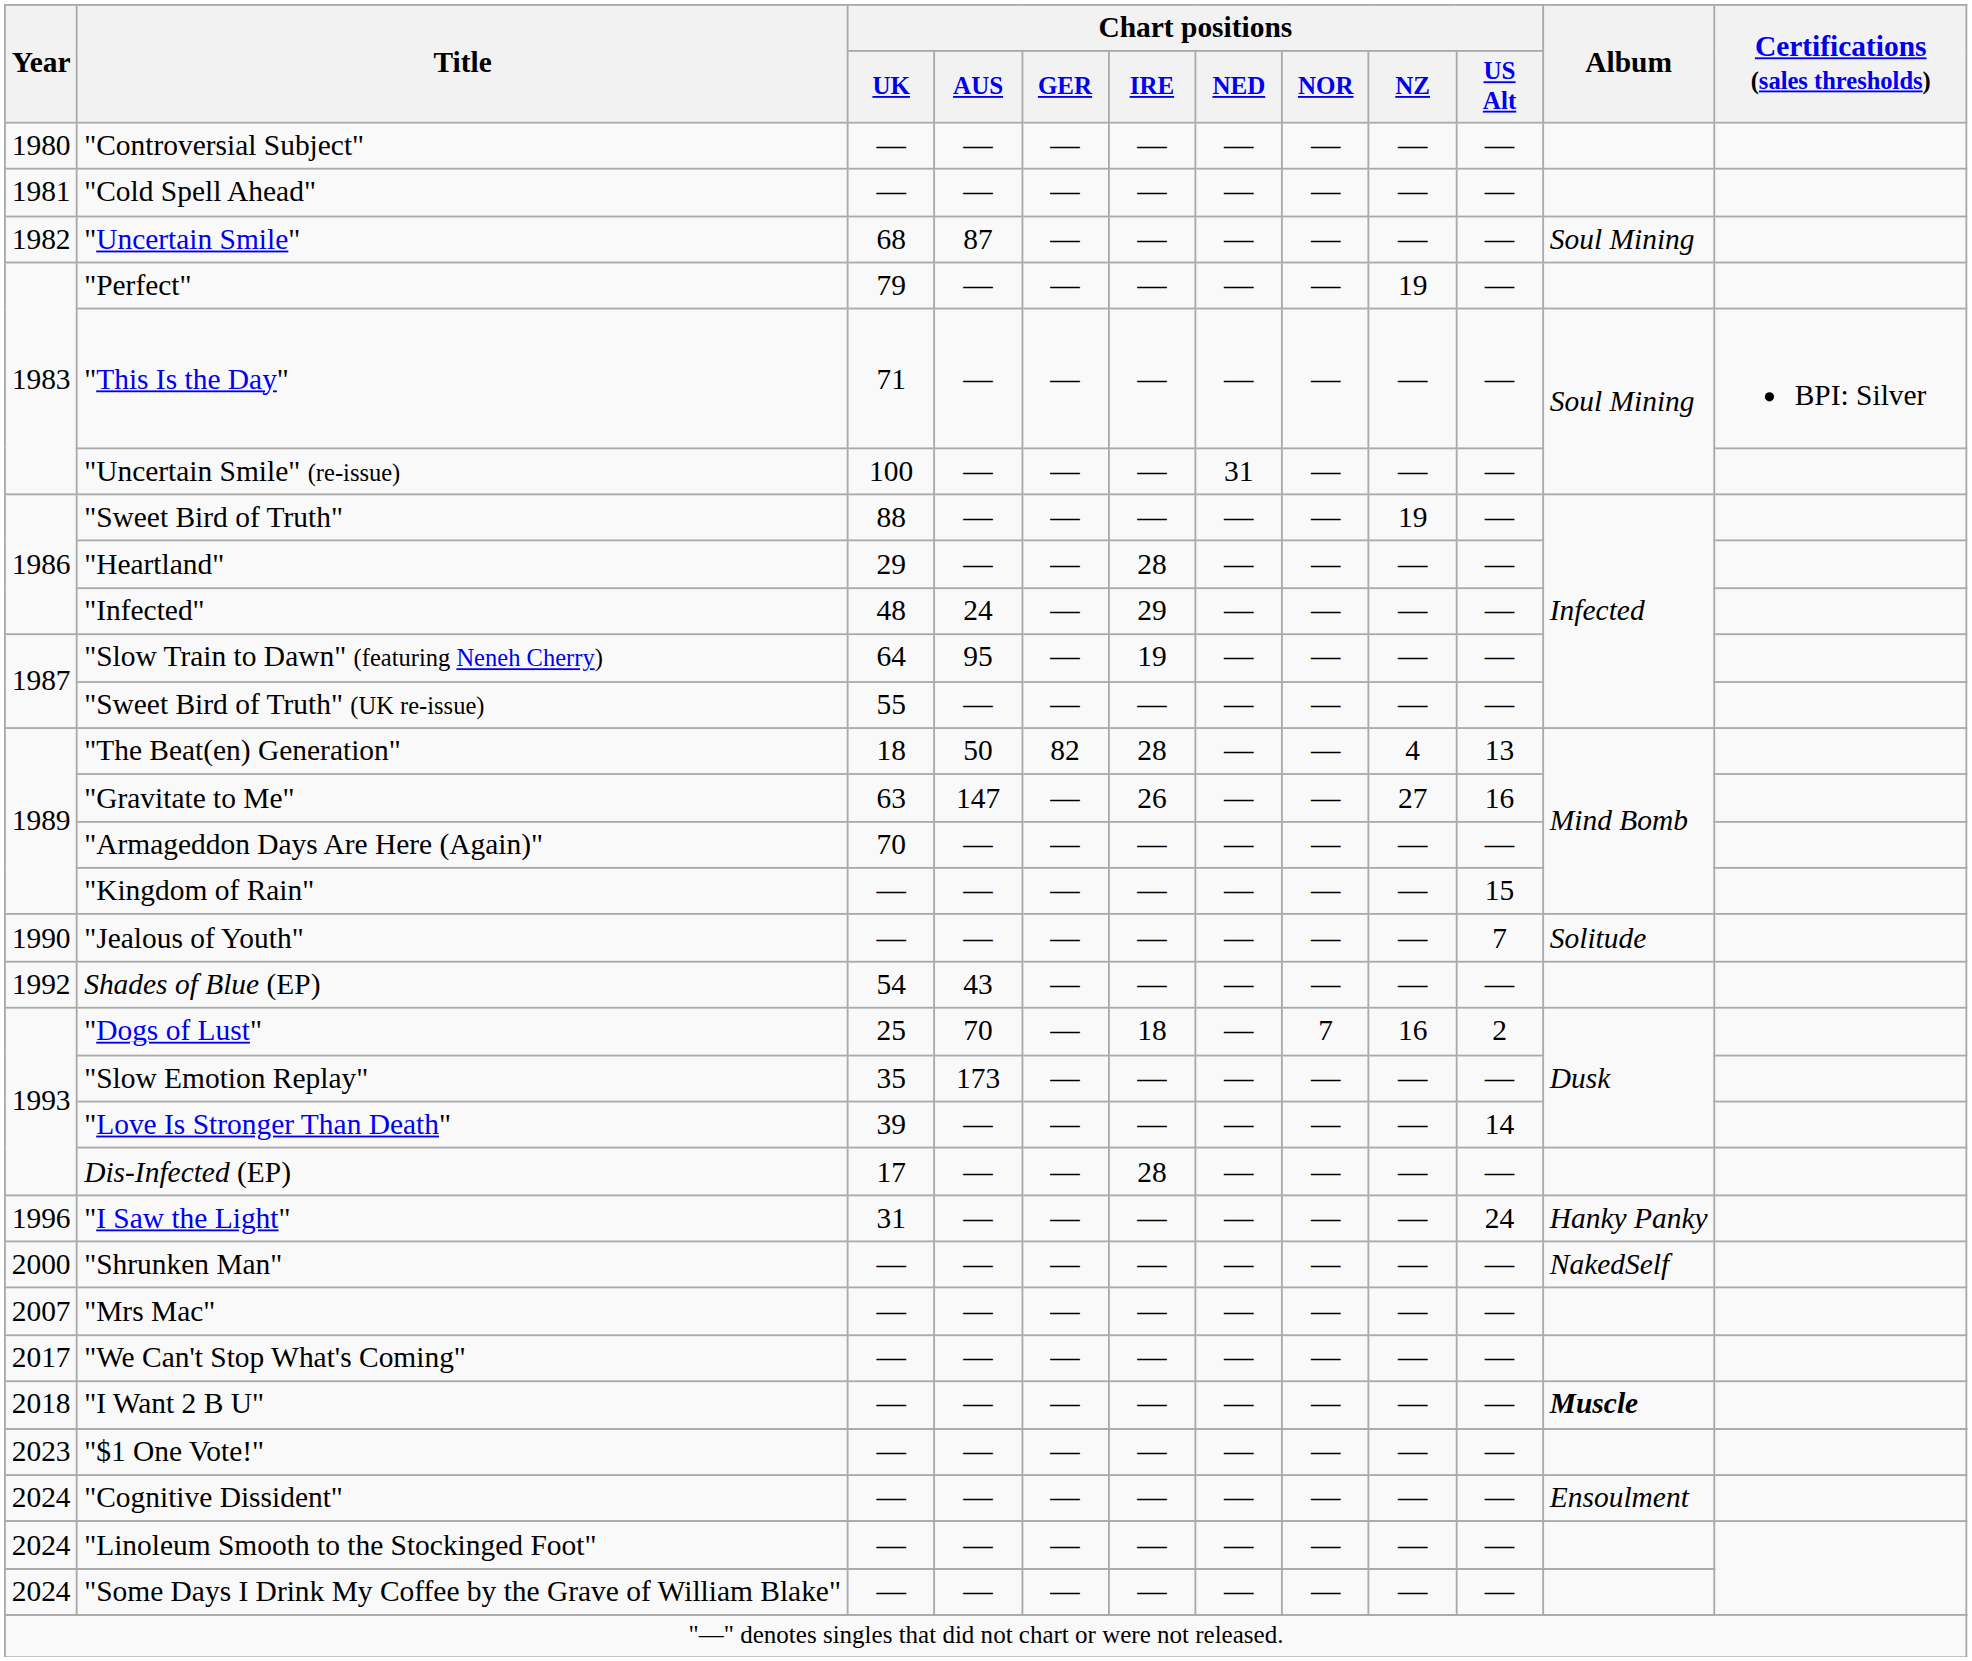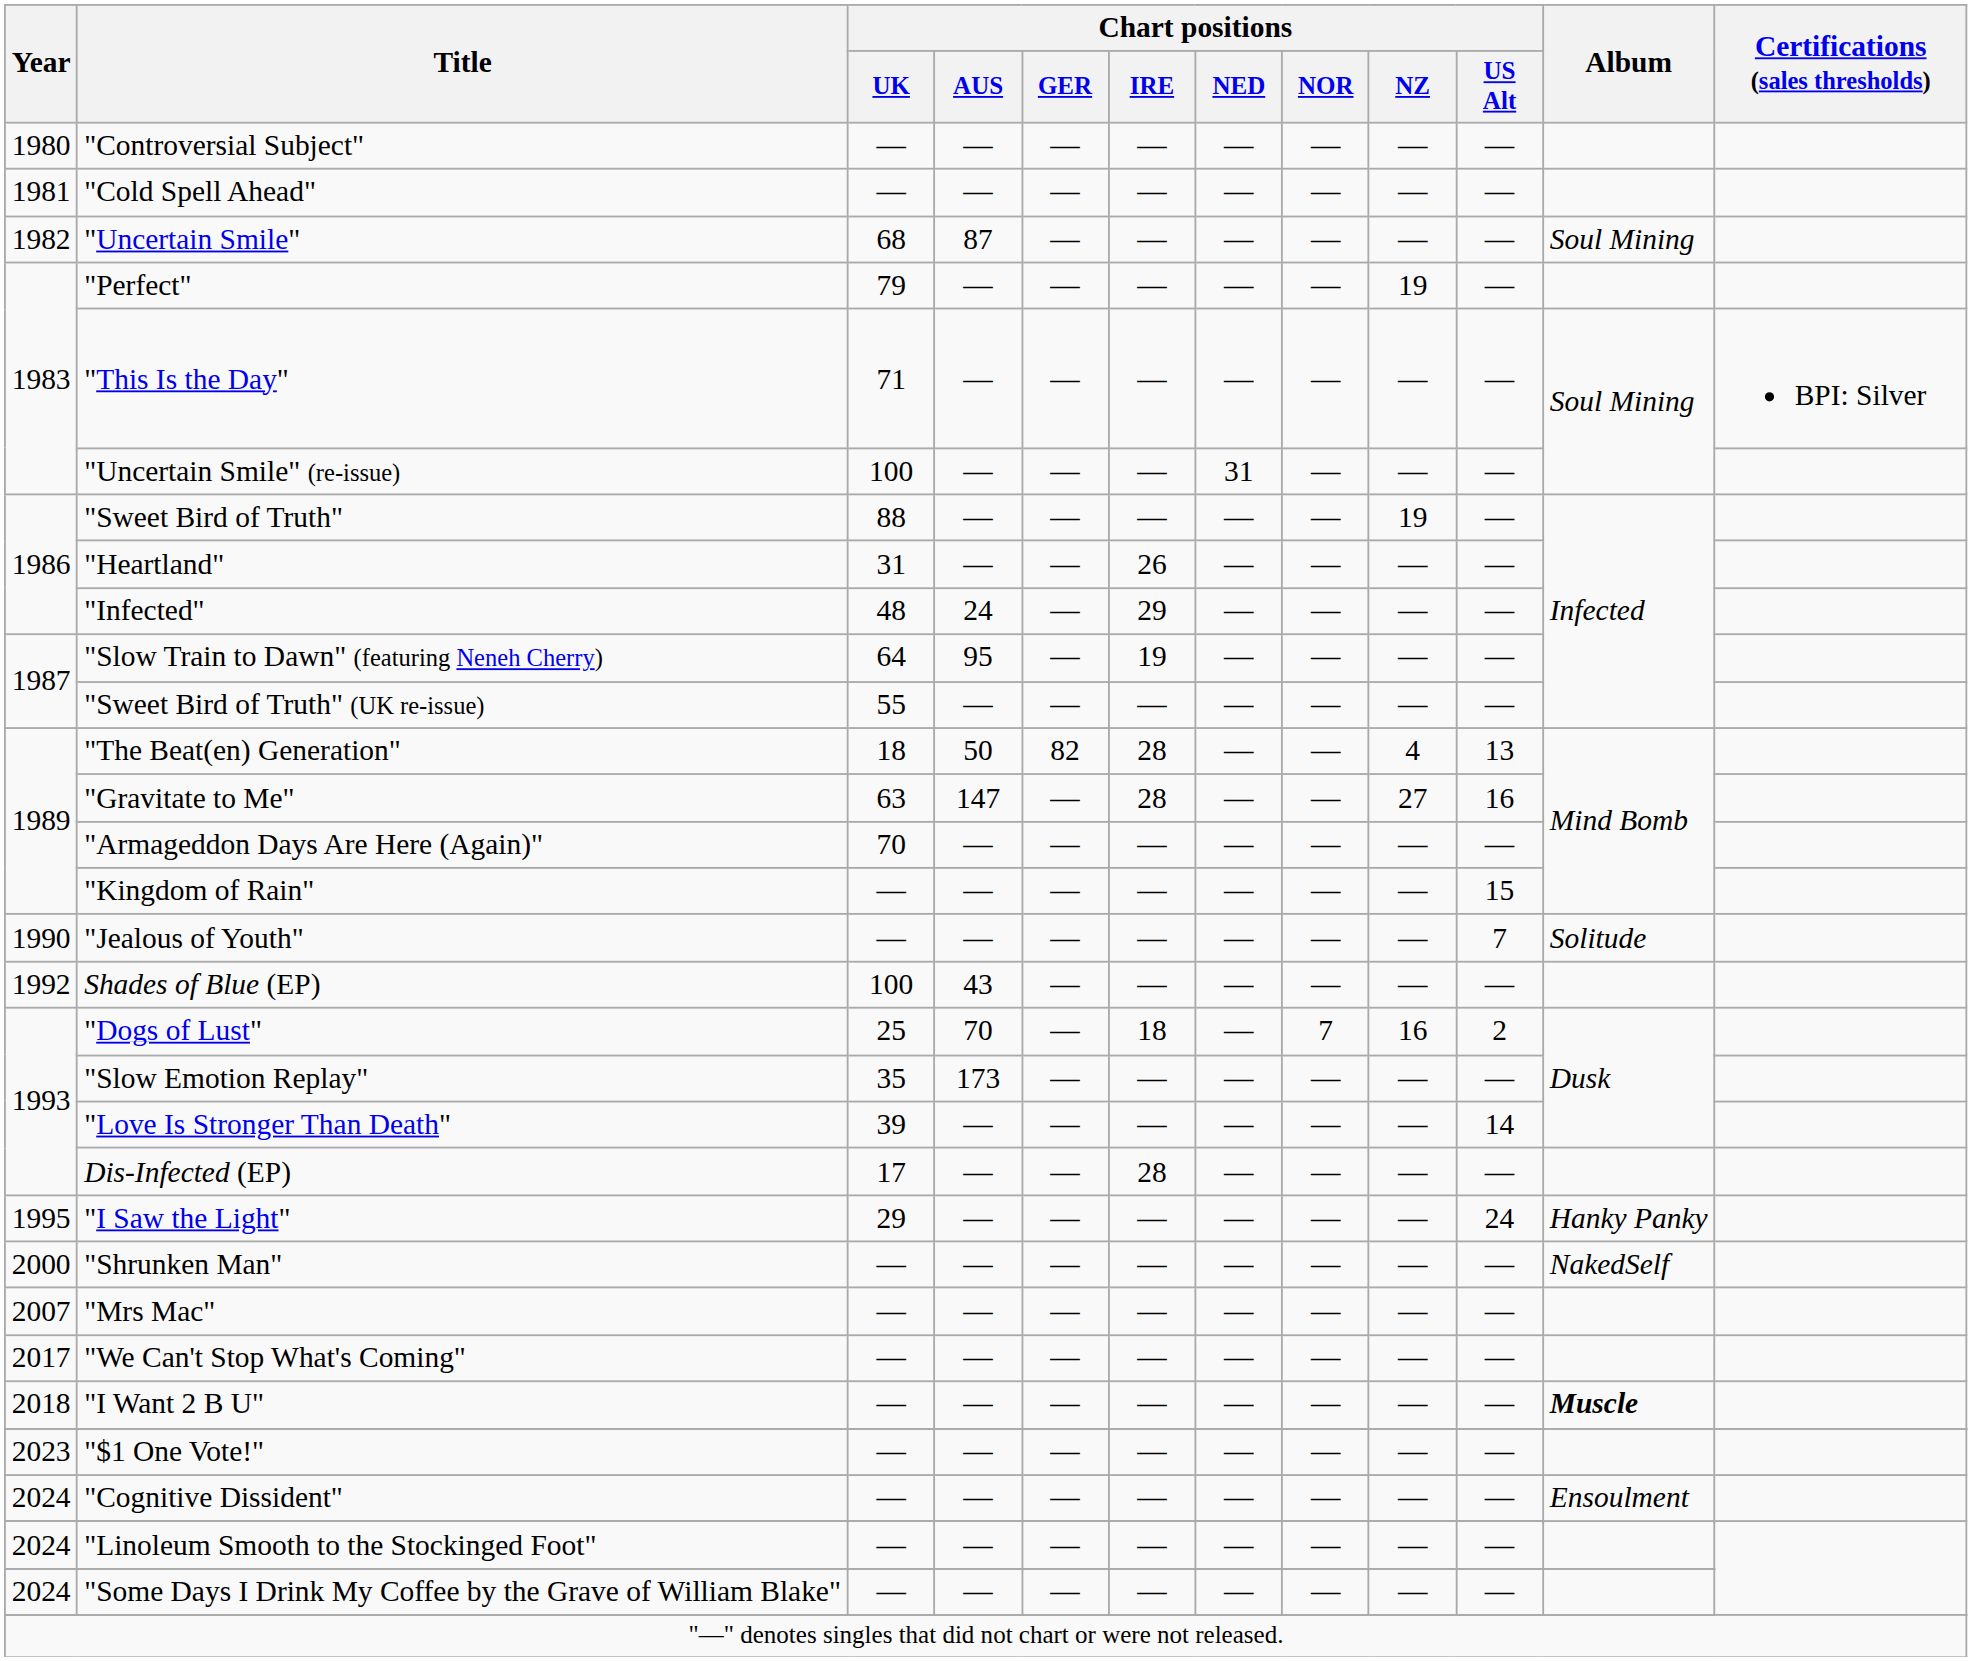(891, 564) 29 -> (891, 564) 31
(1152, 564) 28 -> (1152, 564) 26
(1152, 797) 26 -> (1152, 797) 28
(891, 984) 54 -> (891, 984) 100
(41, 1217) 1996 -> (41, 1217) 1995
(891, 1217) 31 -> (891, 1217) 29
